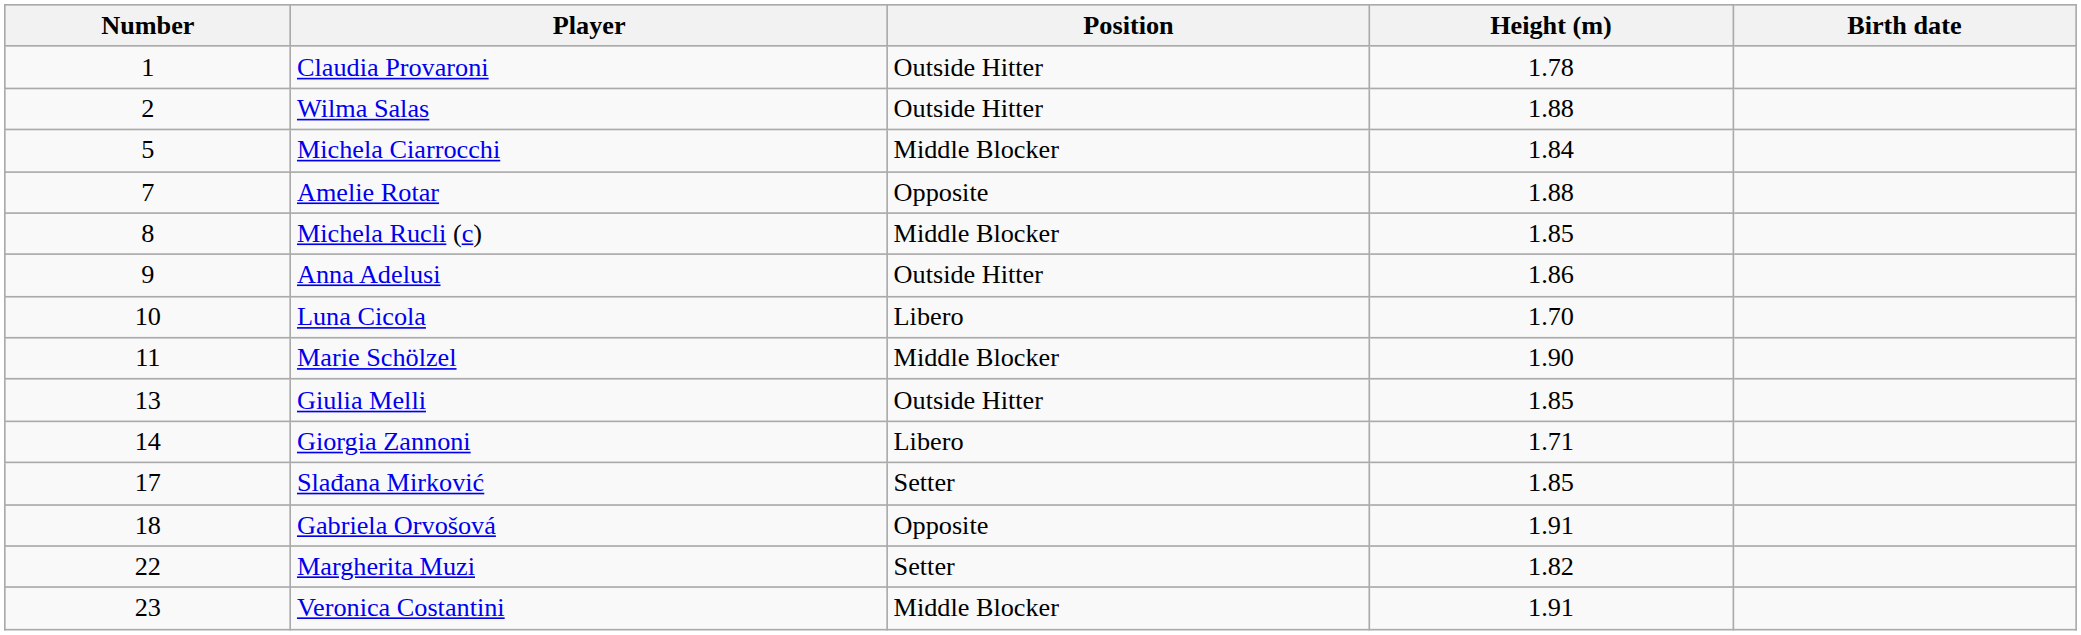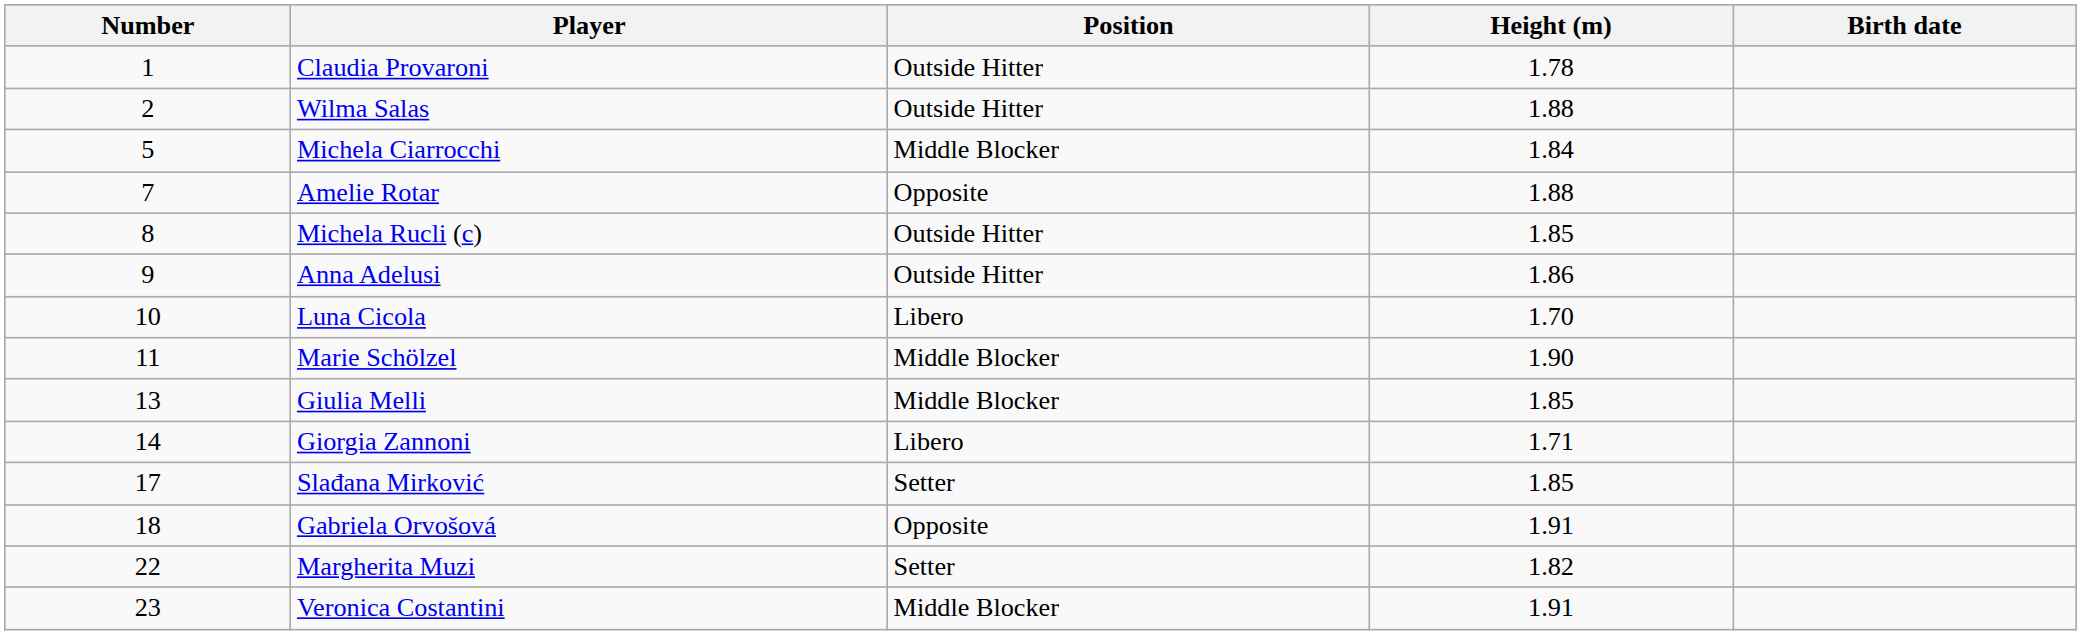(976, 233) Middle Blocker -> (968, 233) Outside Hitter
(968, 399) Outside Hitter -> (976, 399) Middle Blocker
